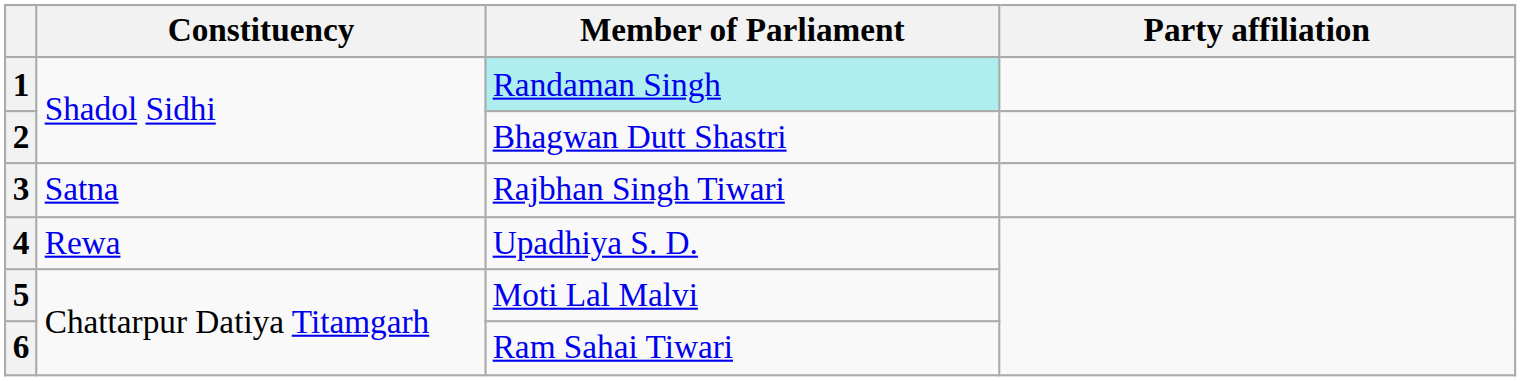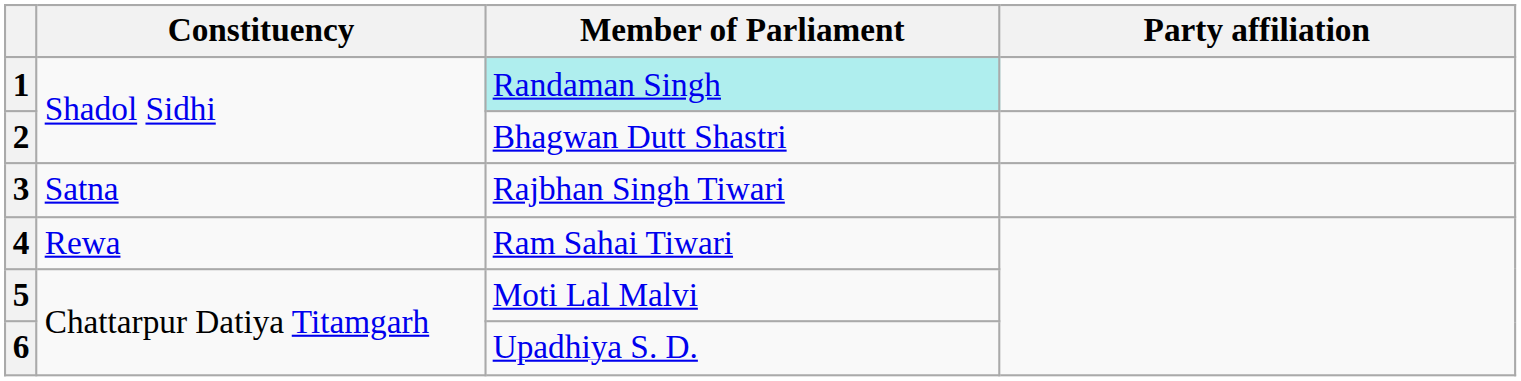(595, 242) Upadhiya S. D. -> (613, 242) Ram Sahai Tiwari
(613, 347) Ram Sahai Tiwari -> (595, 347) Upadhiya S. D.
